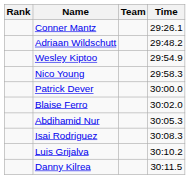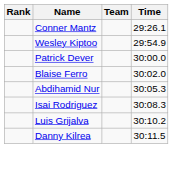- row: (76, 43)
- row: (60, 74)
